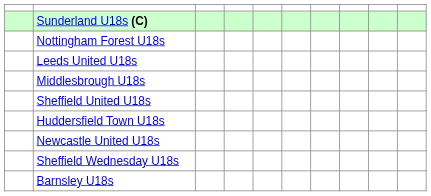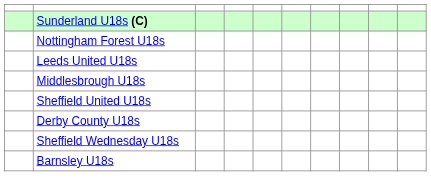- row: (101, 121)
+ row: (88, 121)
- row: (98, 141)
